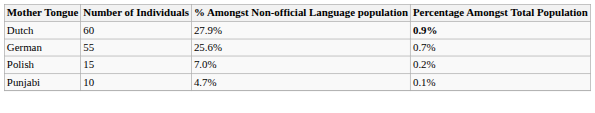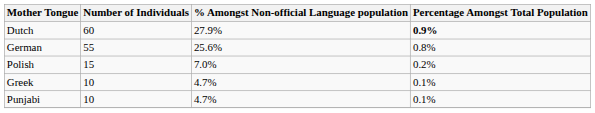(424, 47) 0.7% -> (424, 47) 0.8%
+ row: (20, 82)
